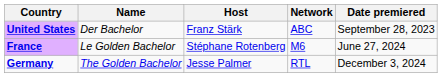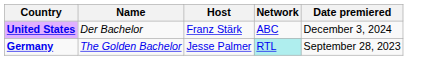(386, 30) September 28, 2023 -> (348, 30) December 3, 2024
- row: (24, 47)
(300, 64) no background -> (266, 47) paleturquoise background
(382, 64) December 3, 2024 -> (352, 47) September 28, 2023
